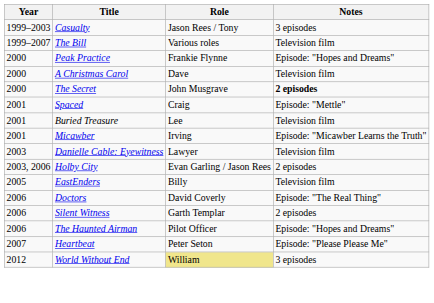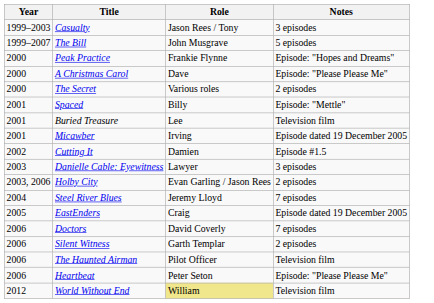(194, 43) Various roles -> (198, 43) John Musgrave
(305, 43) Television film -> (296, 43) 5 episodes
(305, 74) Television film -> (332, 74) Episode: "Please Please Me"
(198, 89) John Musgrave -> (194, 89) Various roles
(296, 89) bold -> (296, 89) normal
(179, 105) Craig -> (178, 105) Billy
(351, 136) Episode: "Micawber Learns the Truth" -> (341, 136) Episode dated 19 December 2005
+ row: (74, 151)
(305, 151) Television film -> (296, 167) 3 episodes
+ row: (88, 197)
(178, 182) Billy -> (179, 213) Craig
(305, 182) Television film -> (341, 213) Episode dated 19 December 2005
(328, 197) Episode: "The Real Thing" -> (296, 228) 7 episodes
(335, 228) Episode: "Hopes and Dreams" -> (305, 259) Television film
(16, 244) 2007 -> (16, 275) 2006
(296, 259) 3 episodes -> (305, 290) Television film
